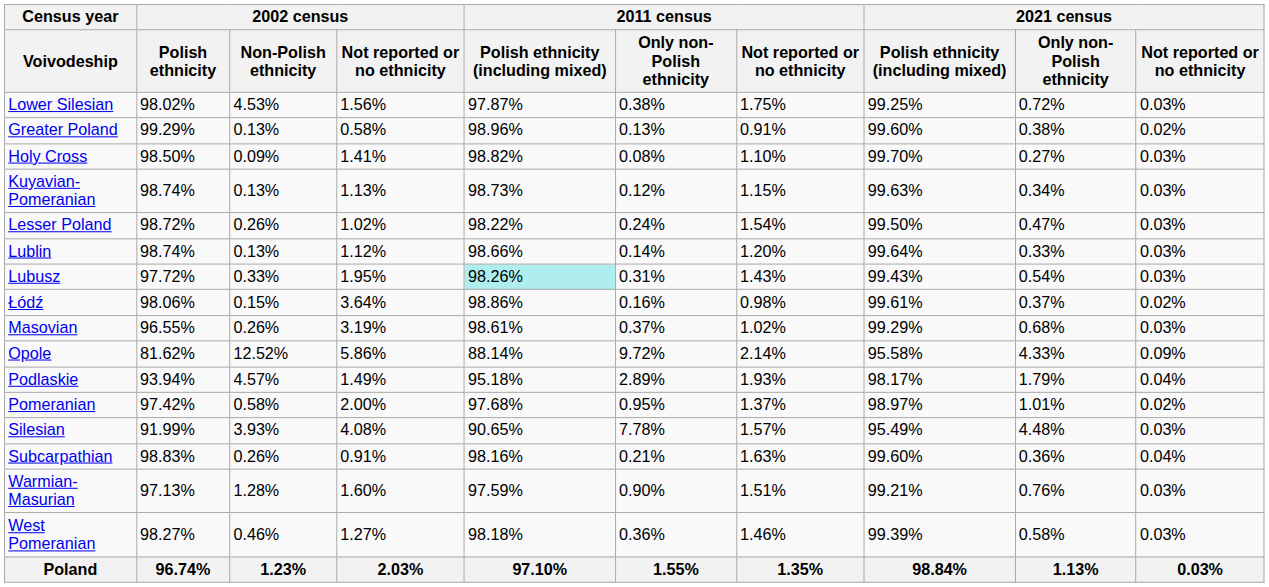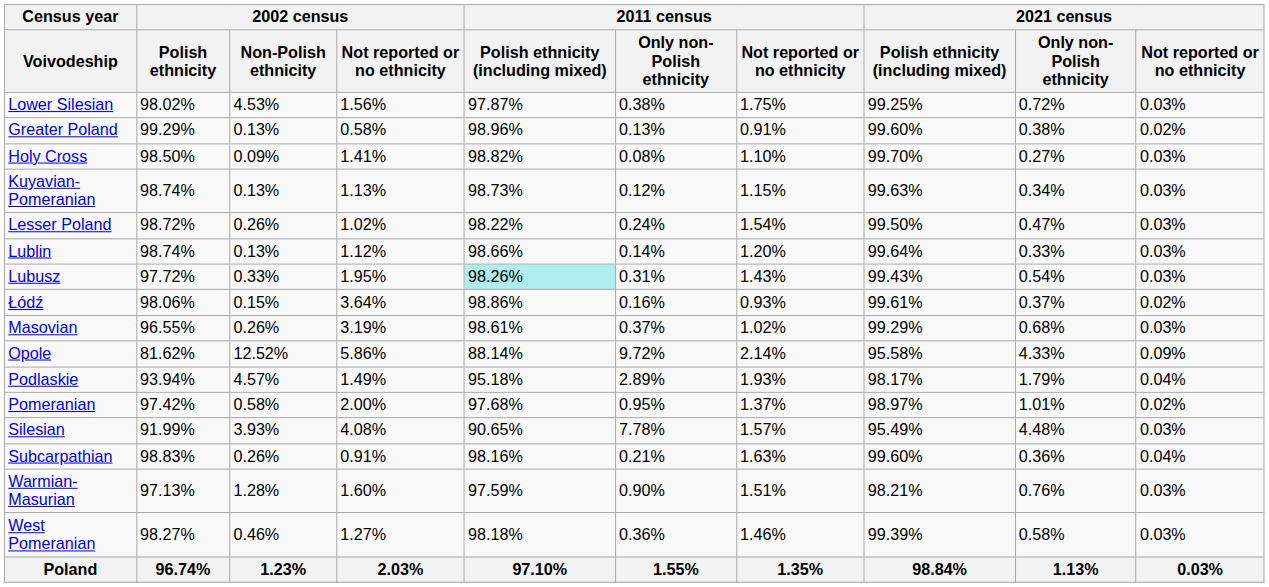(763, 302) 0.98% -> (763, 302) 0.93%
(895, 491) 99.21% -> (895, 491) 98.21%
